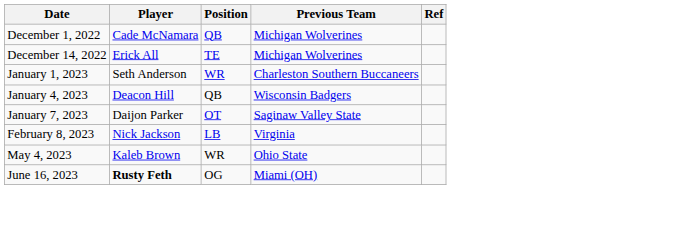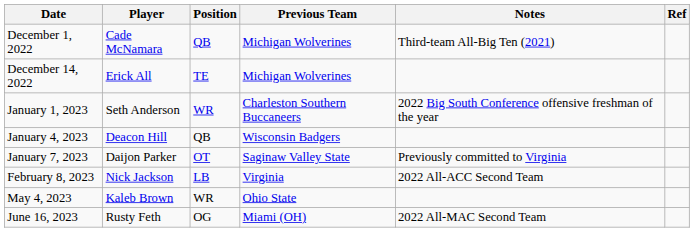+ column: (530, 14)
(142, 174) bold -> (133, 217) normal
